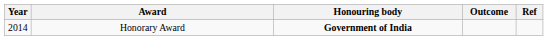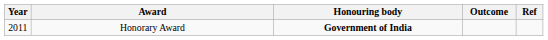(18, 27) 2014 -> (18, 27) 2011
